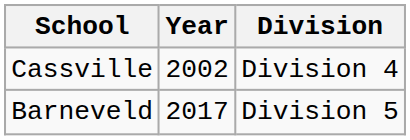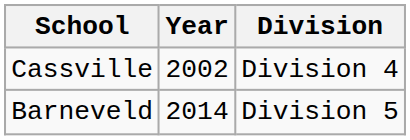(197, 112) 2017 -> (197, 112) 2014
